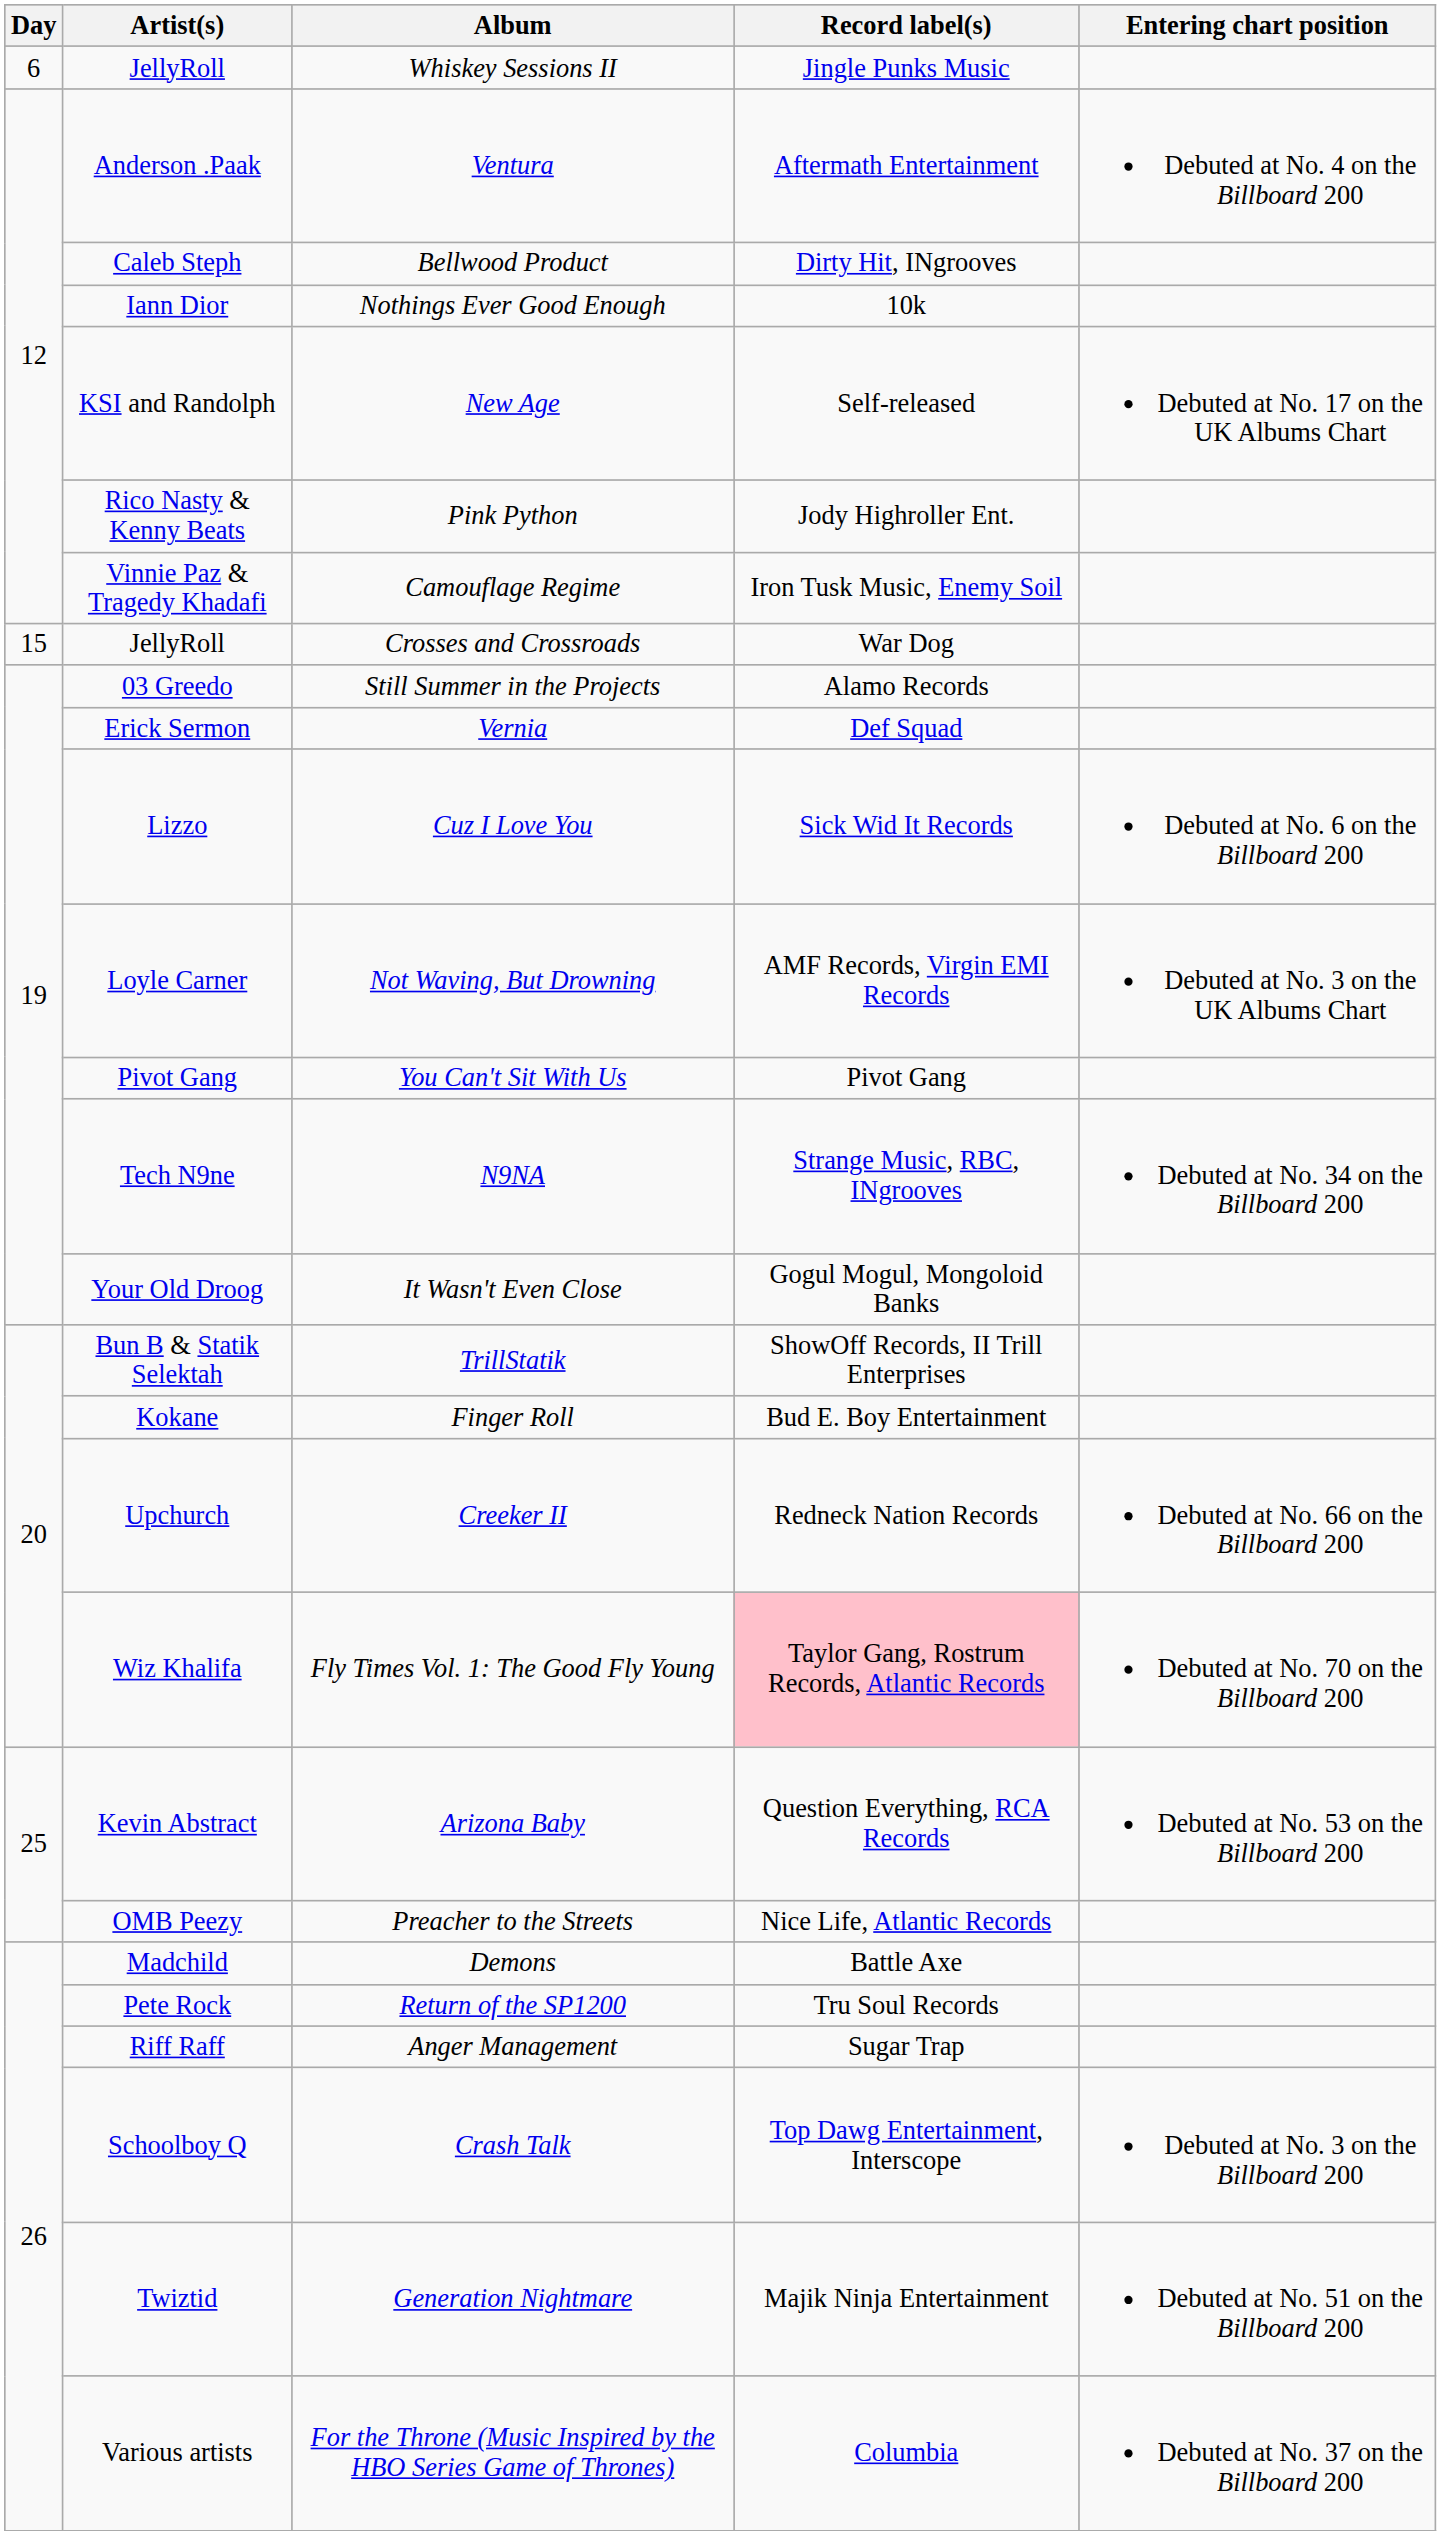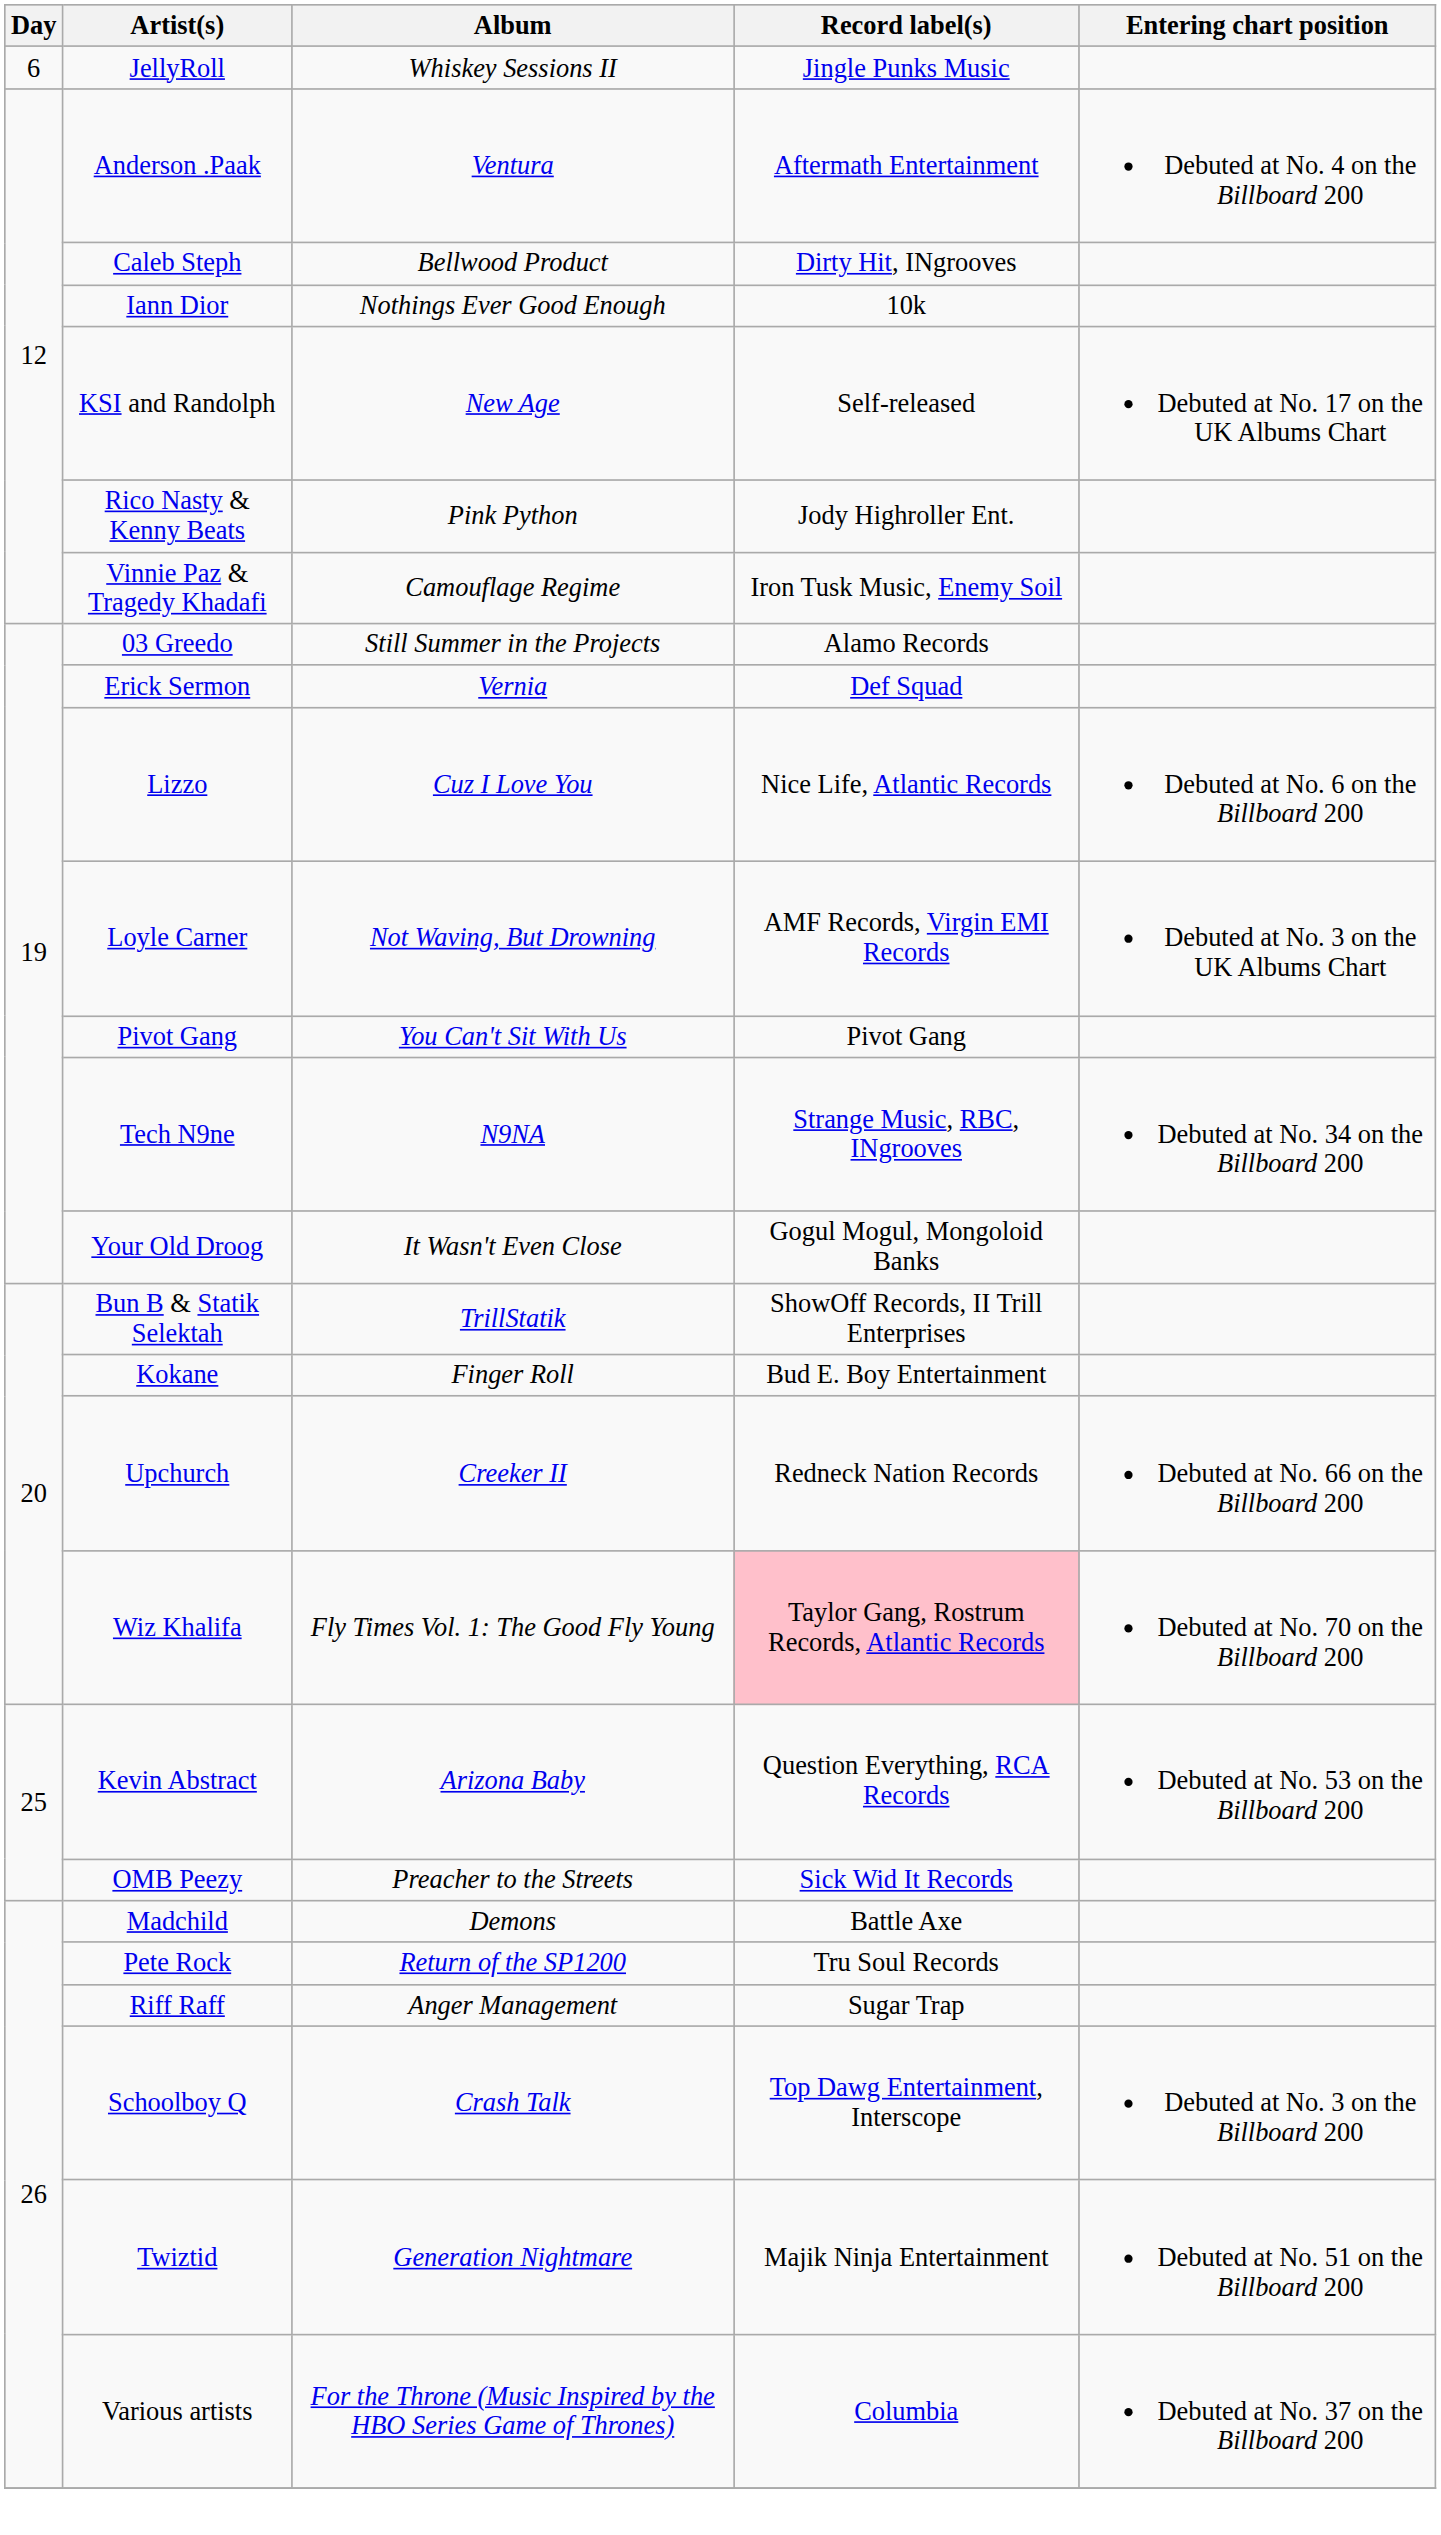- row: (513, 644)
(906, 825) Sick Wid It Records -> (906, 784) Nice Life, Atlantic Records
(906, 1921) Nice Life, Atlantic Records -> (906, 1879) Sick Wid It Records
